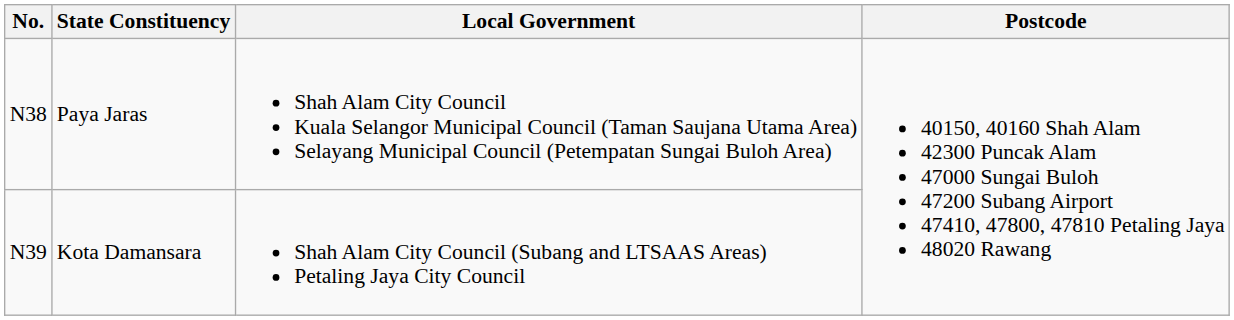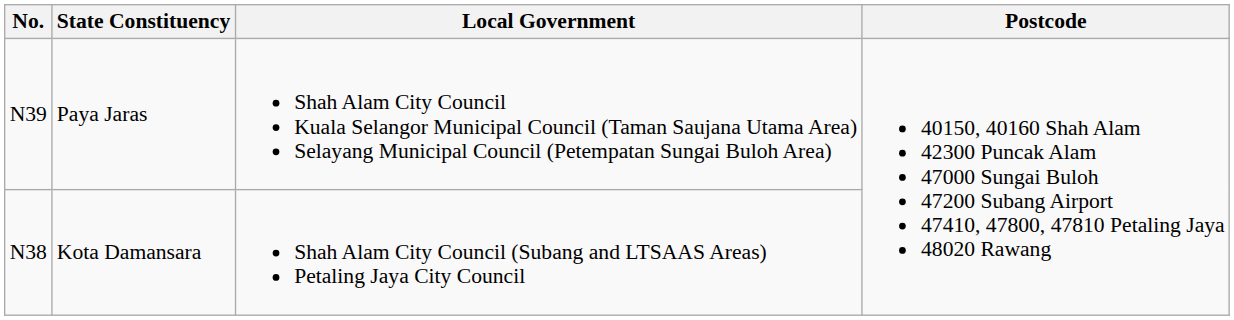(28, 113) N38 -> (28, 113) N39
(28, 252) N39 -> (28, 252) N38
